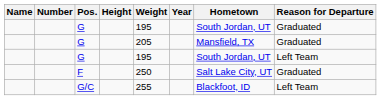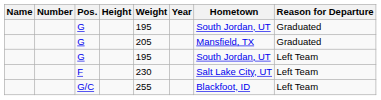(144, 72) 250 -> (144, 72) 230
(299, 72) Graduated -> (297, 72) Left Team
